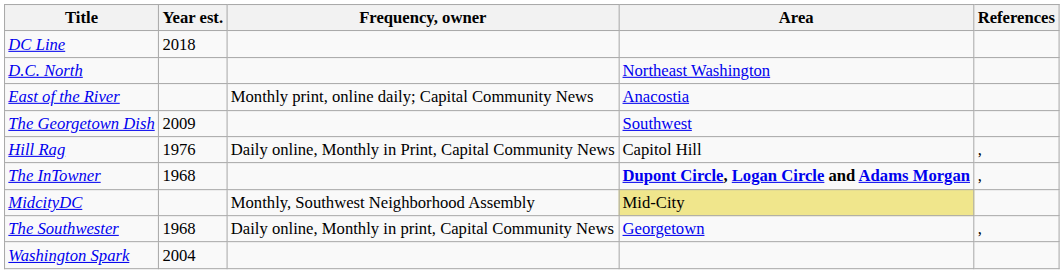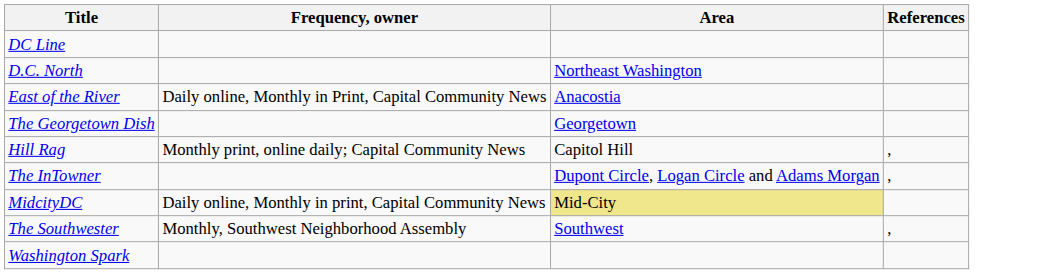- column: (193, 17)
(412, 96) Monthly print, online daily; Capital Community News -> (354, 96) Daily online, Monthly in Print, Capital Community News
(657, 123) Southwest -> (595, 123) Georgetown
(423, 149) Daily online, Monthly in Print, Capital Community News -> (344, 149) Monthly print, online daily; Capital Community News
(796, 176) bold -> (717, 176) normal
(383, 202) Monthly, Southwest Neighborhood Assembly -> (354, 202) Daily online, Monthly in print, Capital Community News
(422, 228) Daily online, Monthly in print, Capital Community News -> (314, 228) Monthly, Southwest Neighborhood Assembly
(663, 228) Georgetown -> (589, 228) Southwest
